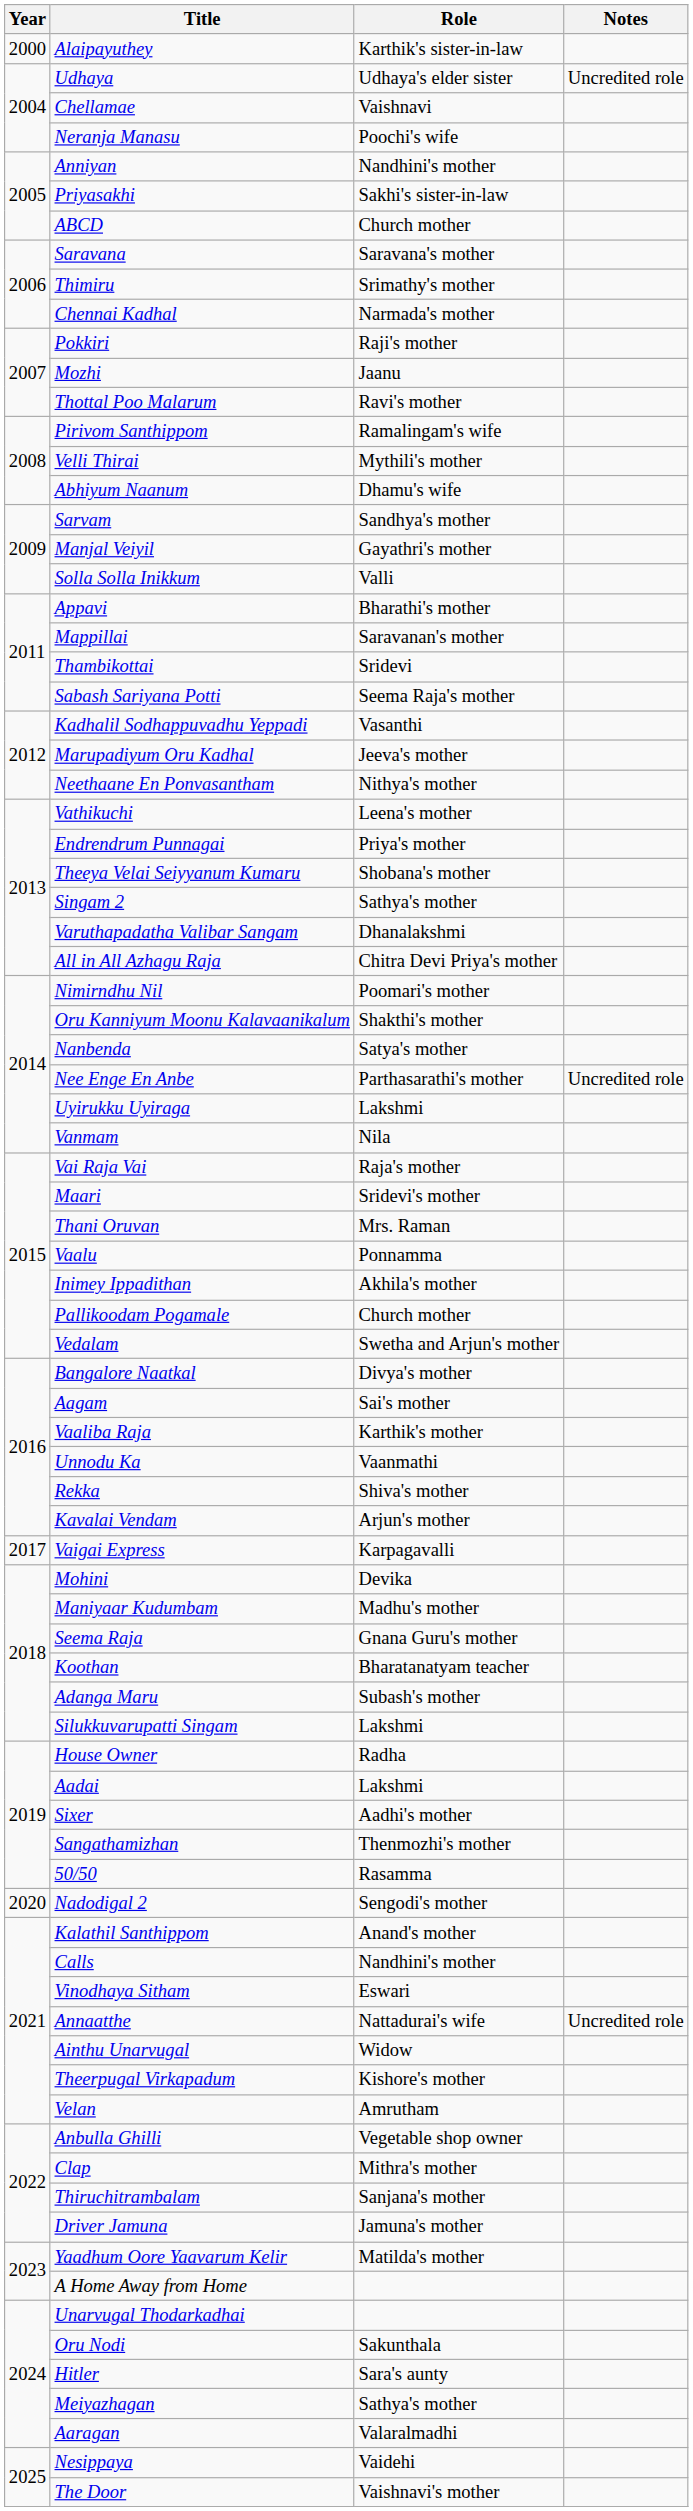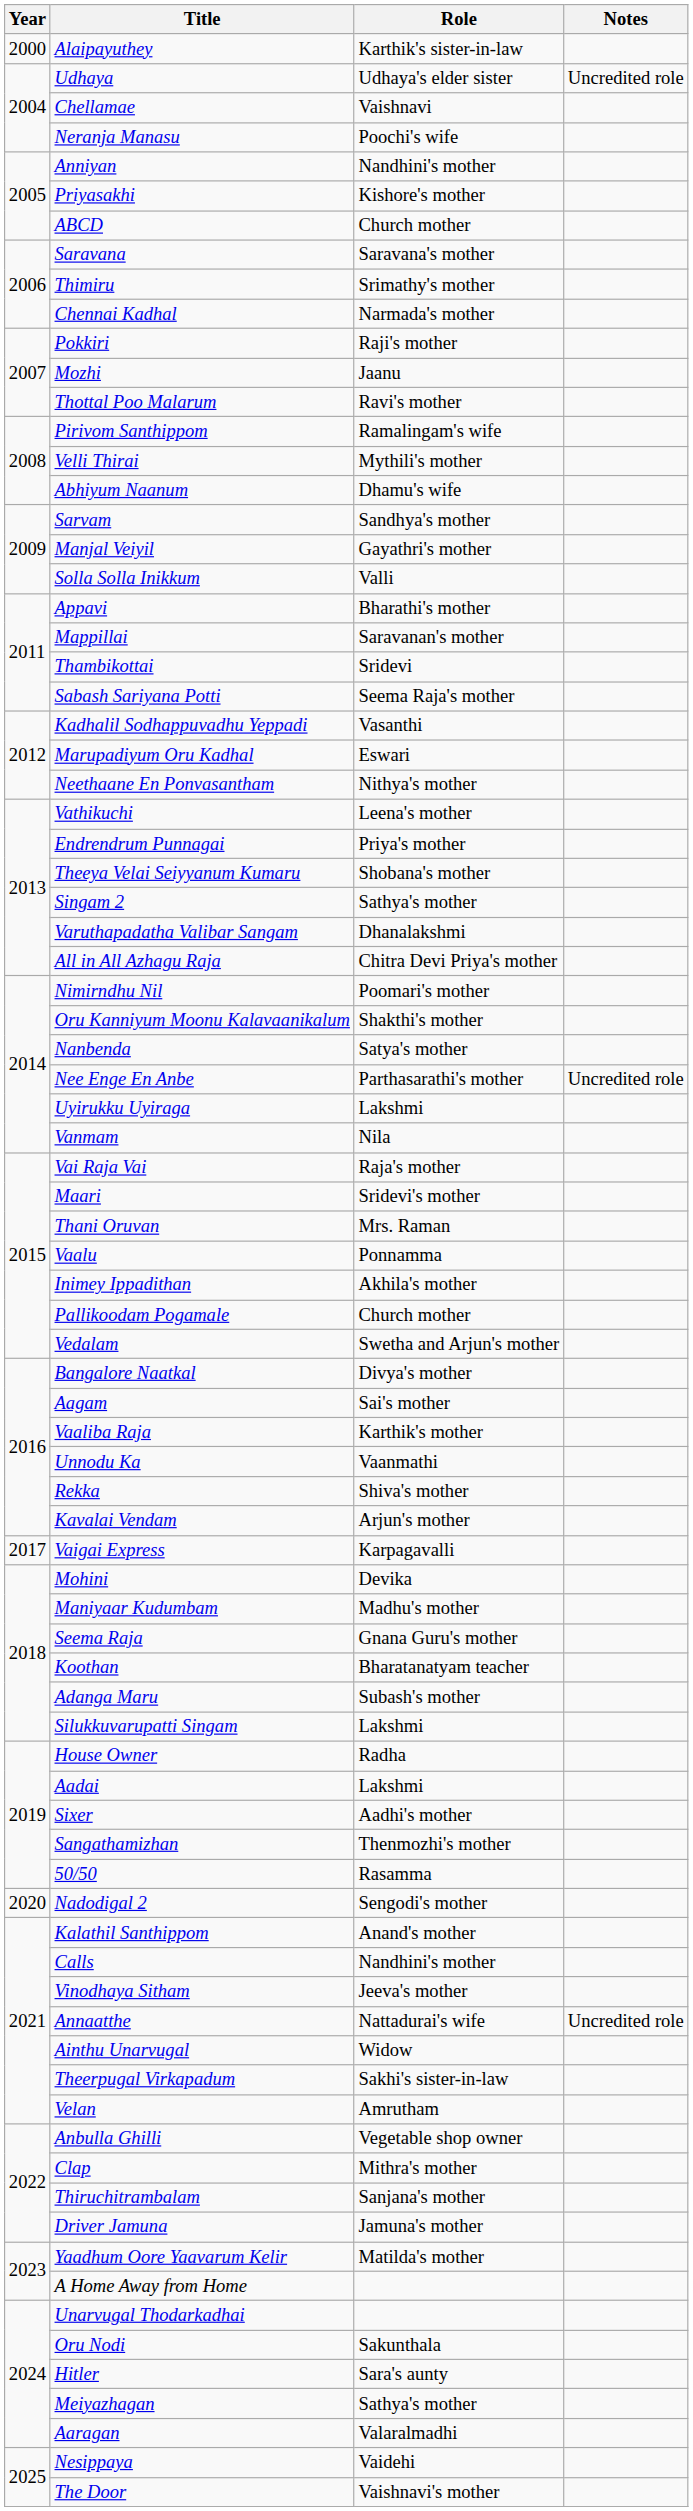(433, 195) Sakhi's sister-in-law -> (422, 195) Kishore's mother
(413, 755) Jeeva's mother -> (384, 755) Eswari
(384, 1991) Eswari -> (413, 1991) Jeeva's mother
(422, 2079) Kishore's mother -> (433, 2079) Sakhi's sister-in-law
